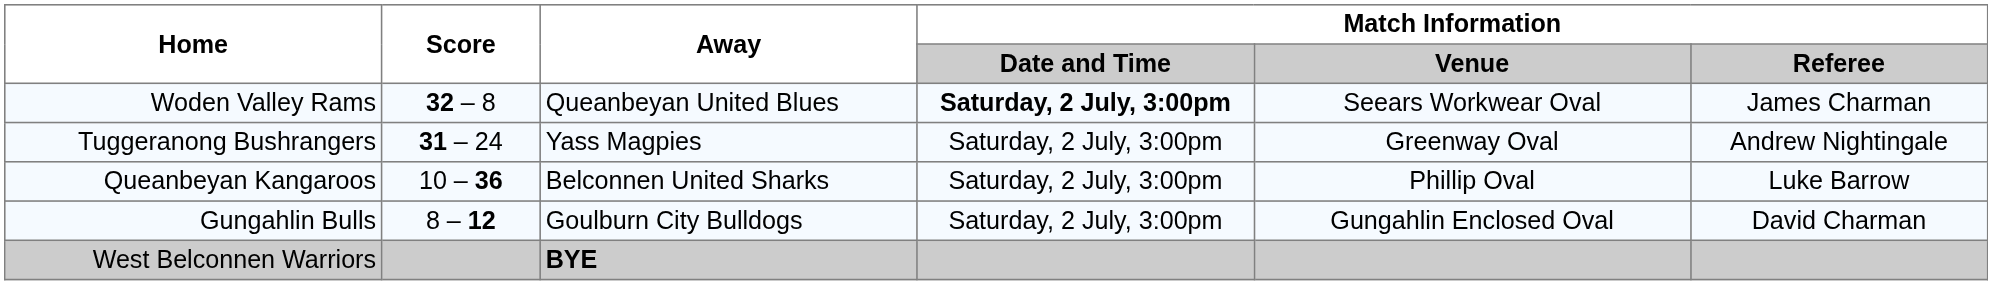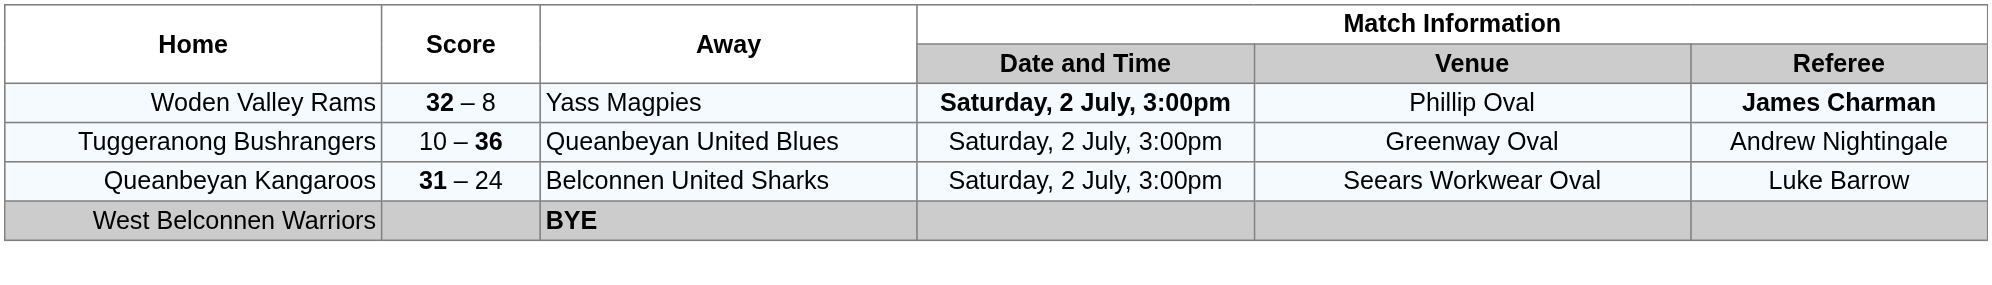(692, 102) Queanbeyan United Blues -> (624, 102) Yass Magpies
(1472, 102) Seears Workwear Oval -> (1472, 102) Phillip Oval
(1839, 102) normal -> (1839, 102) bold
(461, 141) 31 – 24 -> (461, 141) 10 – 36
(624, 141) Yass Magpies -> (692, 141) Queanbeyan United Blues
(461, 181) 10 – 36 -> (461, 181) 31 – 24
(1472, 181) Phillip Oval -> (1472, 181) Seears Workwear Oval
- row: (288, 220)
